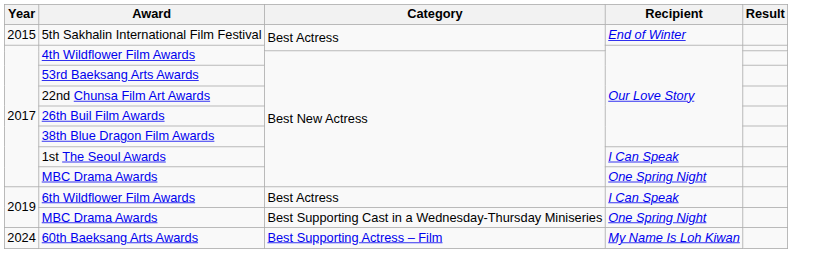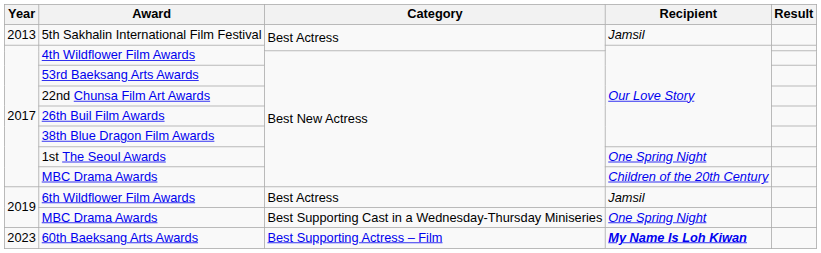(22, 34) 2015 -> (22, 34) 2013
(647, 34) End of Winter -> (626, 34) Jamsil
(643, 156) I Can Speak -> (657, 156) One Spring Night
(657, 177) One Spring Night -> (688, 177) Children of the 20th Century
(643, 197) I Can Speak -> (626, 197) Jamsil
(22, 237) 2024 -> (22, 237) 2023
(674, 237) normal -> (678, 237) bold
